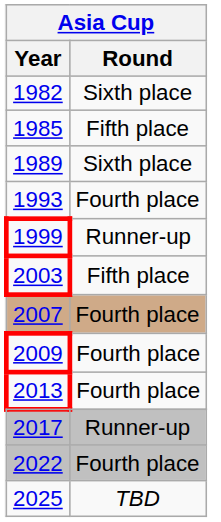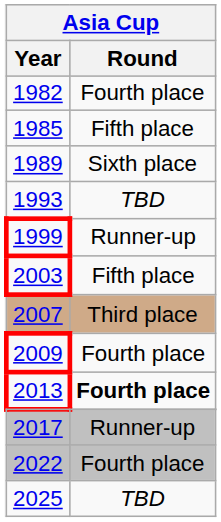(138, 93) Sixth place -> (142, 93) Fourth place
(138, 200) Fourth place -> (142, 200) TBD
(138, 314) Fourth place -> (142, 314) Third place
(138, 391) normal -> (143, 391) bold
